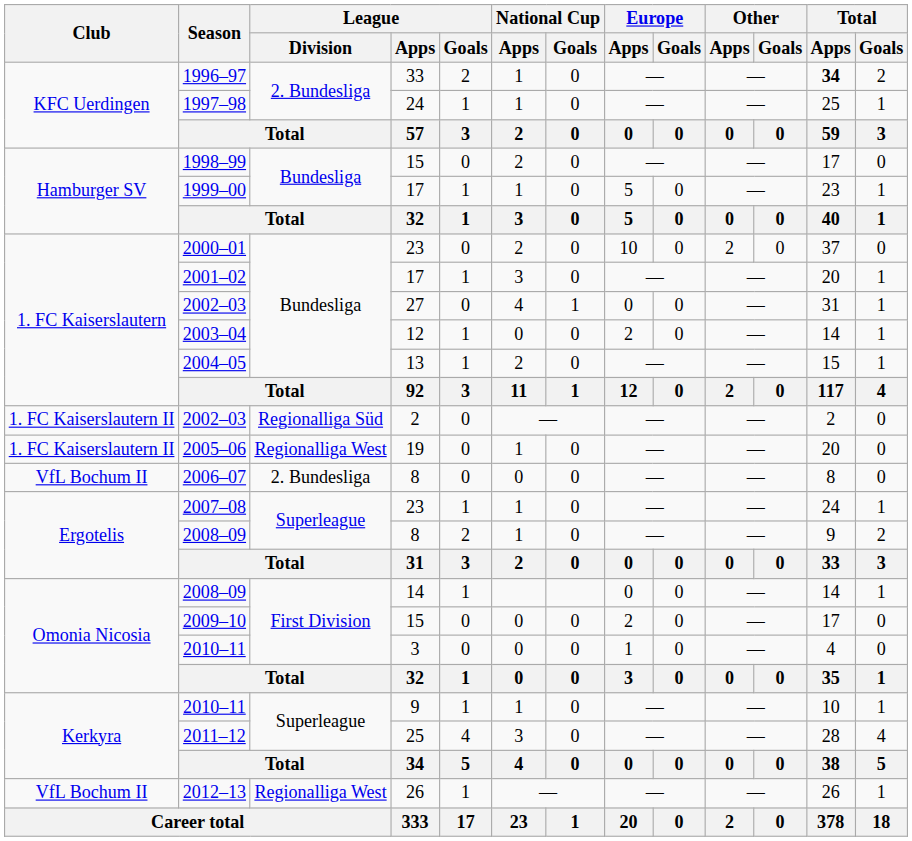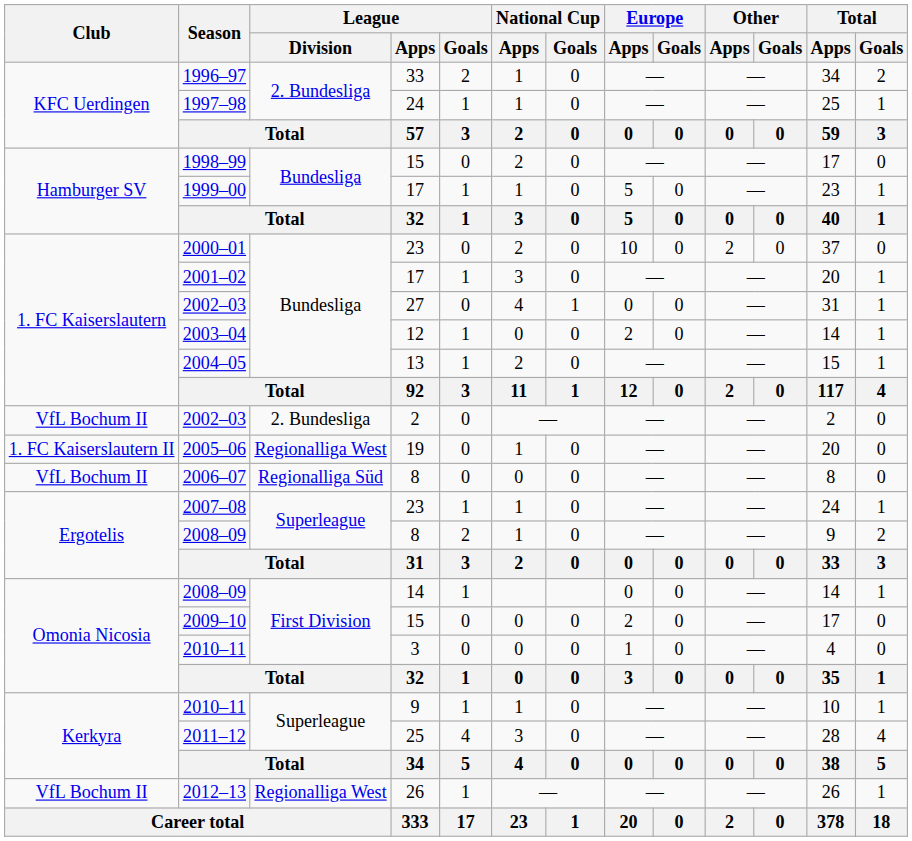(831, 76) bold -> (831, 76) normal
(92, 420) 1. FC Kaiserslautern II -> (92, 420) VfL Bochum II
(321, 420) Regionalliga Süd -> (321, 420) 2. Bundesliga
(321, 477) 2. Bundesliga -> (321, 477) Regionalliga Süd
